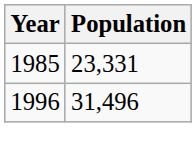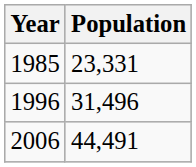+ row: (35, 141)
